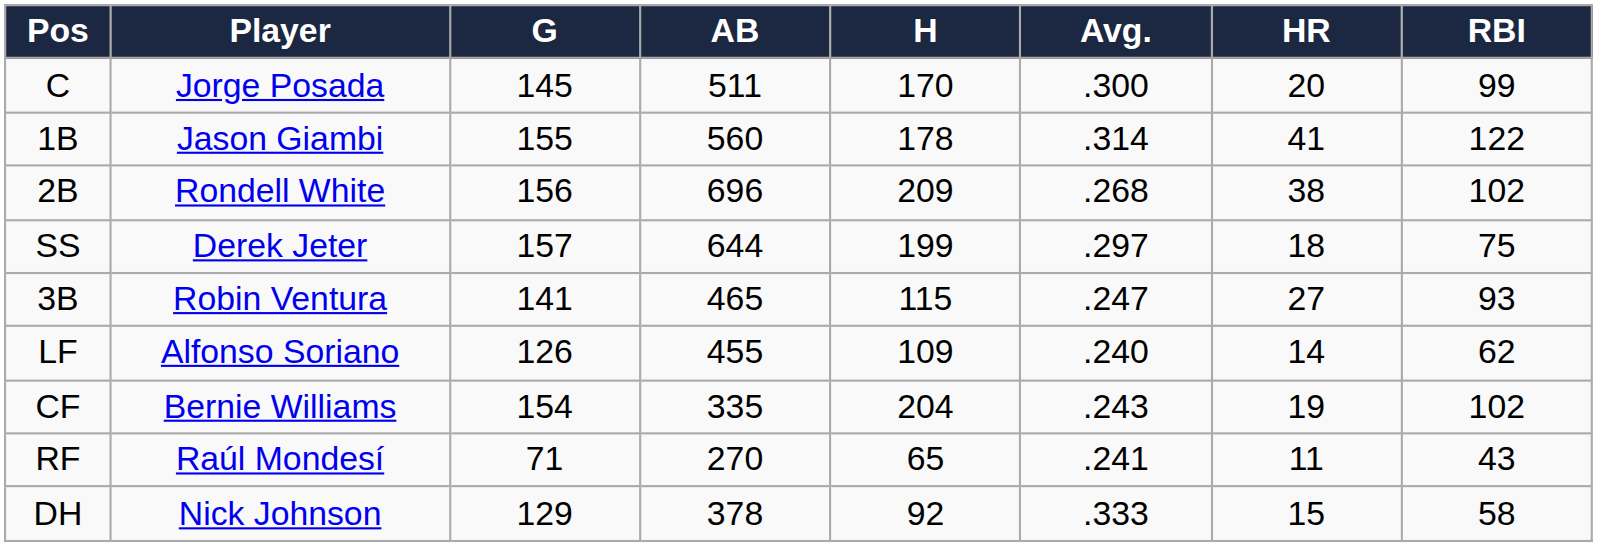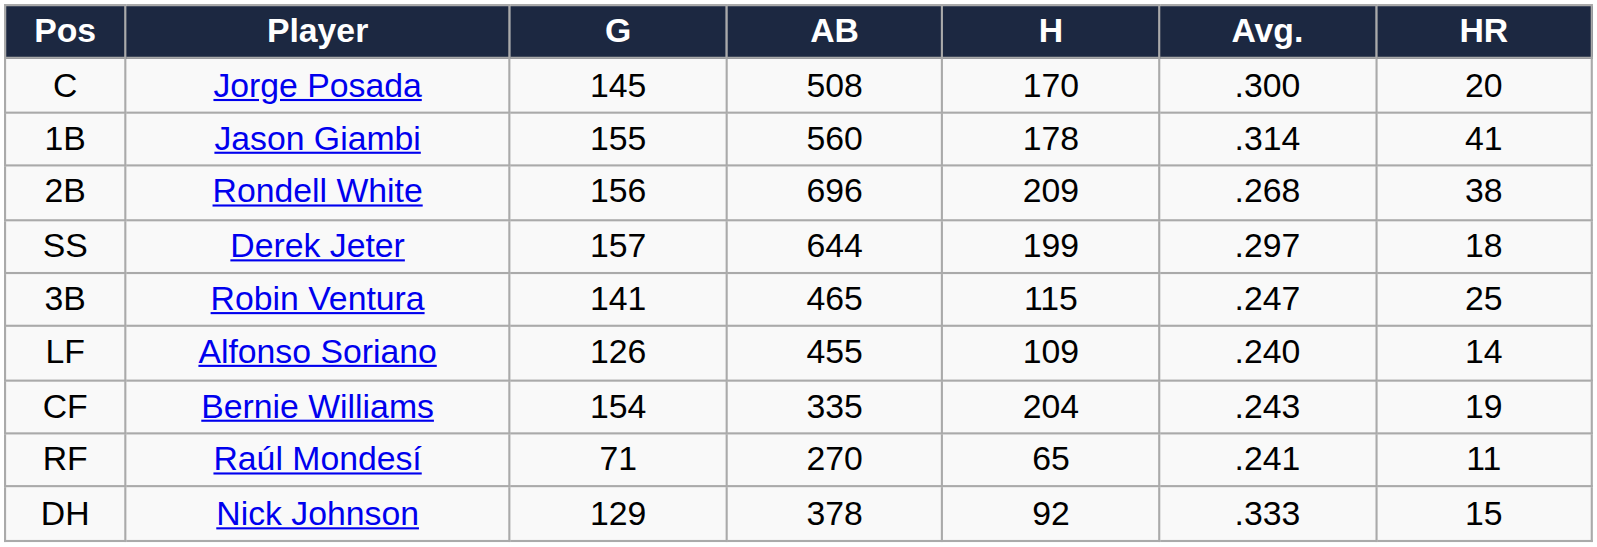- column: (1497, 31)
(735, 84) 511 -> (835, 84) 508
(1306, 298) 27 -> (1484, 298) 25
